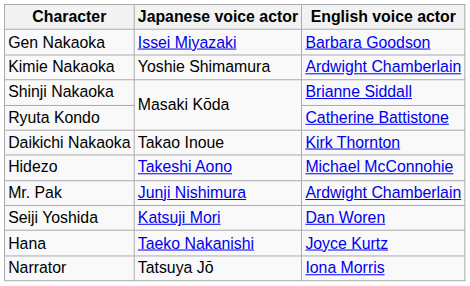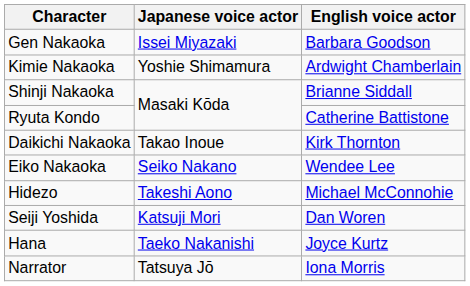+ row: (57, 167)
- row: (35, 192)
